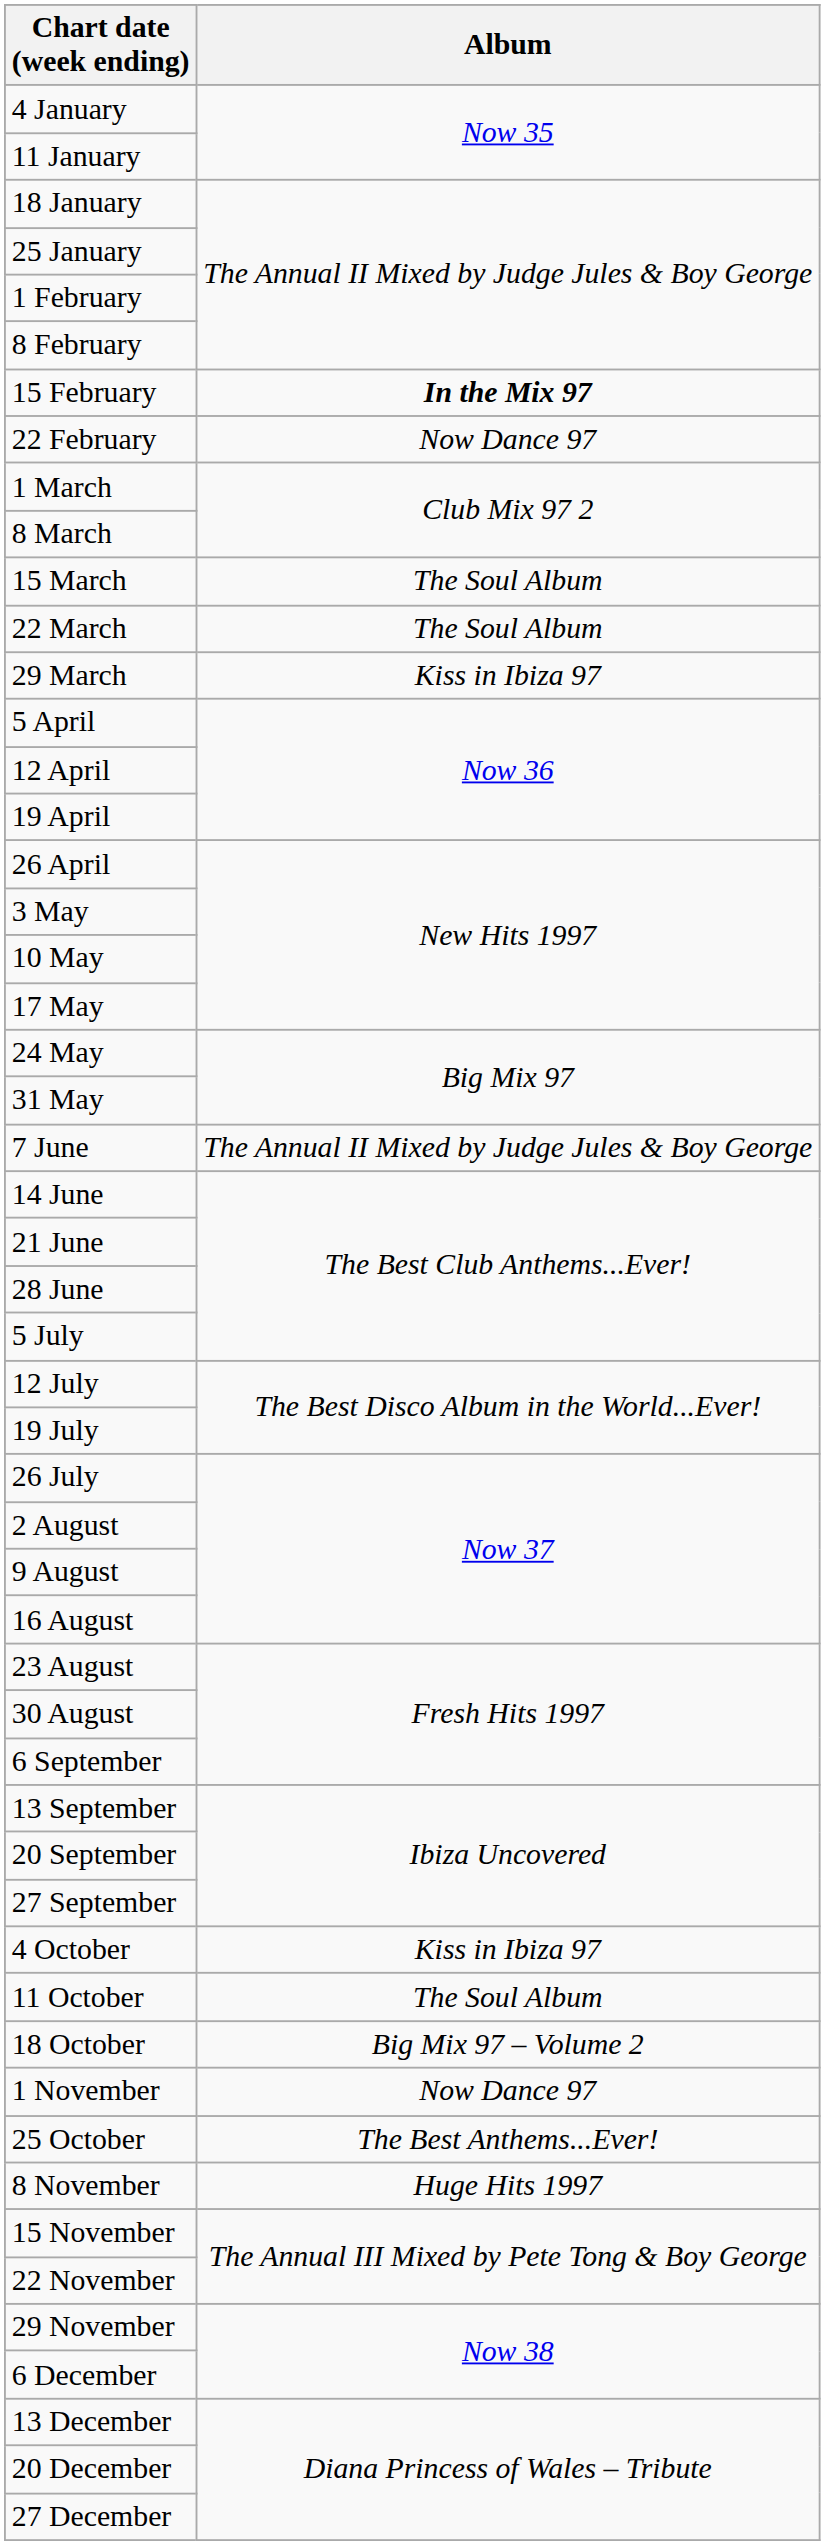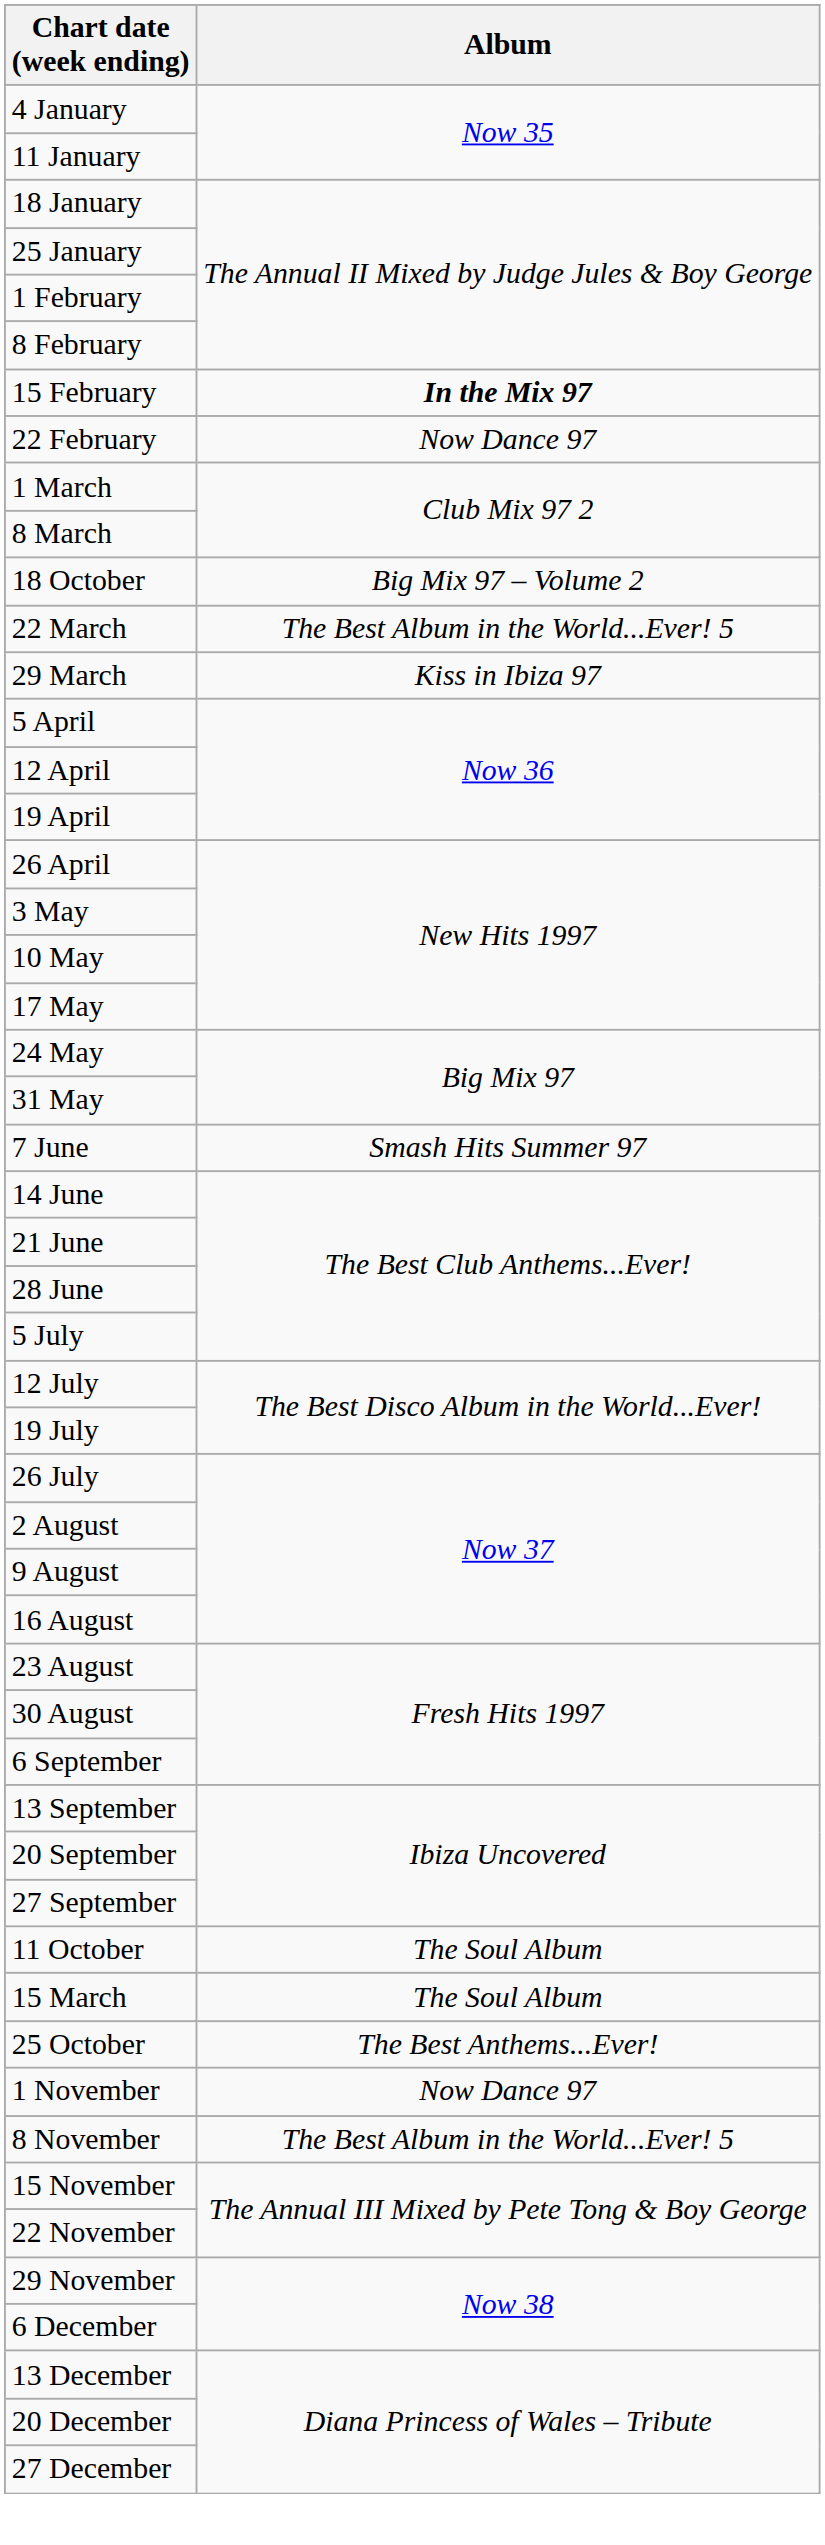rows swapped: (69, 580) <-> (78, 2043)
(508, 627) The Soul Album -> (508, 627) The Best Album in the World...Ever! 5
(508, 1147) The Annual II Mixed by Judge Jules & Boy George -> (508, 1147) Smash Hits Summer 97
- row: (71, 1949)
rows swapped: (78, 2138) <-> (86, 2091)
(508, 2185) Huge Hits 1997 -> (508, 2138) The Best Album in the World...Ever! 5
